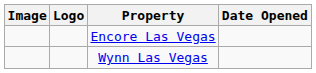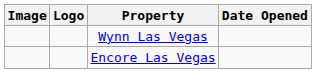rows swapped: (153, 57) <-> (153, 36)
